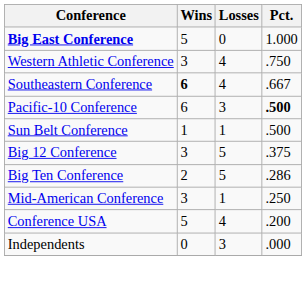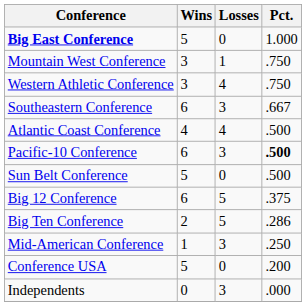+ row: (87, 61)
(184, 84) bold -> (184, 107) normal
(222, 84) 4 -> (222, 107) 3
+ row: (84, 130)
(184, 130) 1 -> (184, 175) 5
(222, 130) 1 -> (222, 175) 0
(184, 152) 3 -> (184, 198) 6
(184, 198) 3 -> (184, 244) 1
(222, 198) 1 -> (222, 244) 3
(222, 221) 4 -> (222, 267) 0
